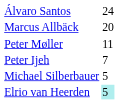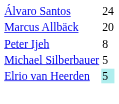- row: (34, 44)
(105, 60) 7 -> (105, 44) 8
